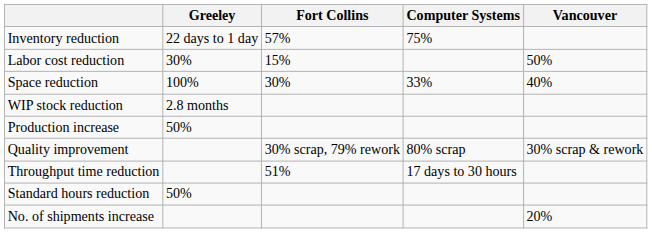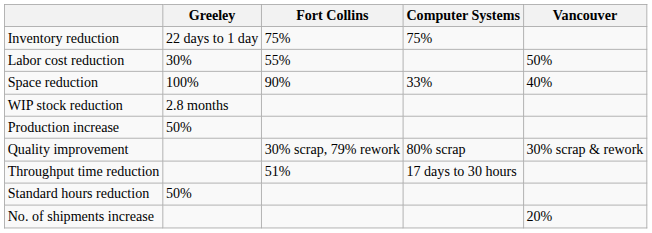(278, 37) 57% -> (278, 37) 75%
(278, 60) 15% -> (278, 60) 55%
(278, 82) 30% -> (278, 82) 90%
